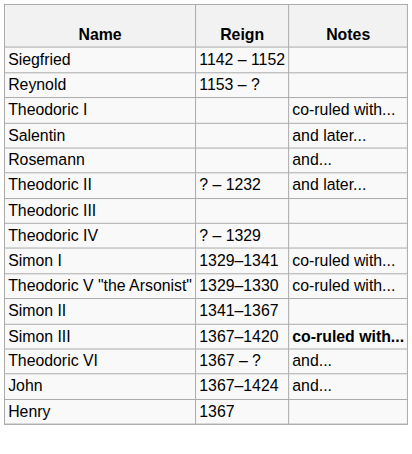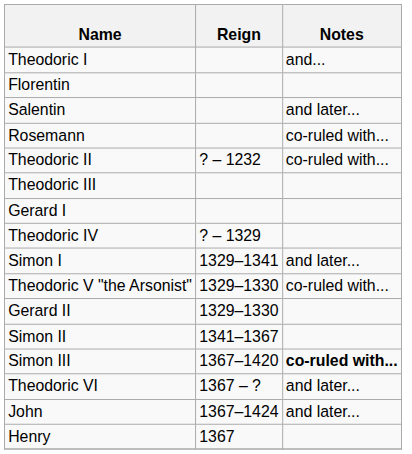- row: (39, 60)
- row: (37, 85)
(344, 110) co-ruled with... -> (306, 60) and...
+ row: (39, 85)
(312, 160) and... -> (337, 135) co-ruled with...
(329, 185) and later... -> (337, 160) co-ruled with...
+ row: (37, 210)
(344, 260) co-ruled with... -> (323, 260) and later...
+ row: (39, 311)
(312, 361) and... -> (323, 386) and later...
(312, 386) and... -> (323, 411) and later...
